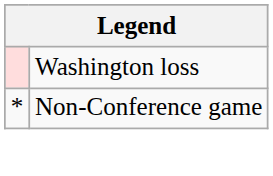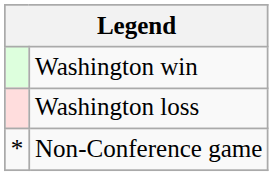+ row: (116, 66)
